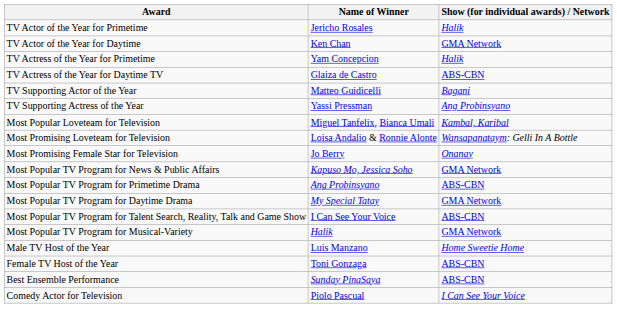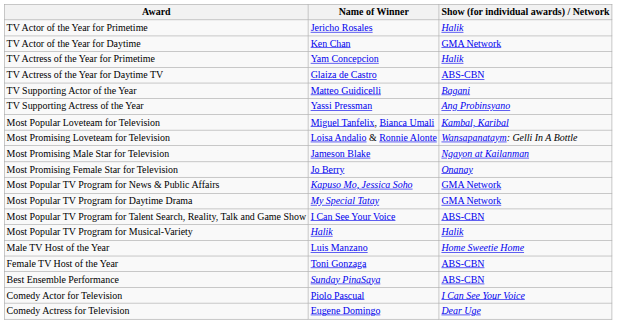+ row: (88, 153)
- row: (103, 185)
(471, 232) GMA Network -> (452, 232) Halik
+ row: (68, 311)
